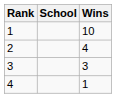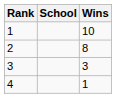(85, 48) 4 -> (85, 48) 8
